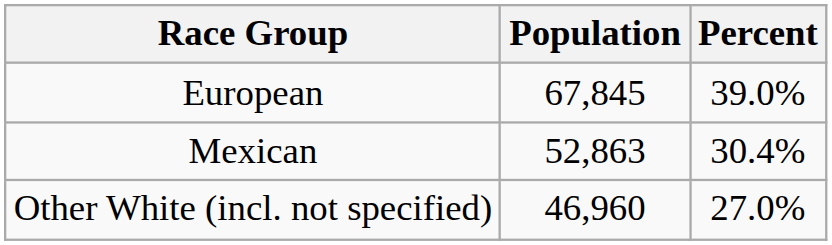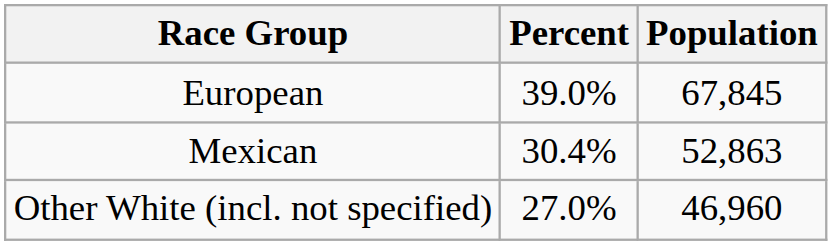columns swapped: (595, 33) <-> (758, 33)
